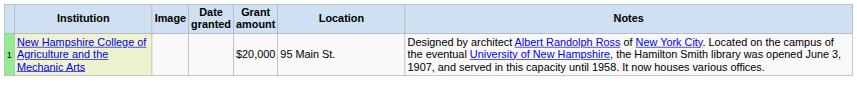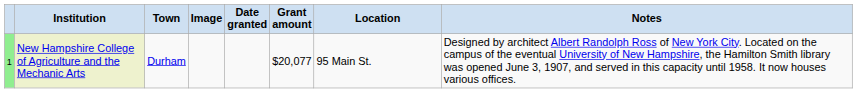+ column: (166, 19)
(256, 54) $20,000 -> (292, 60) $20,077
